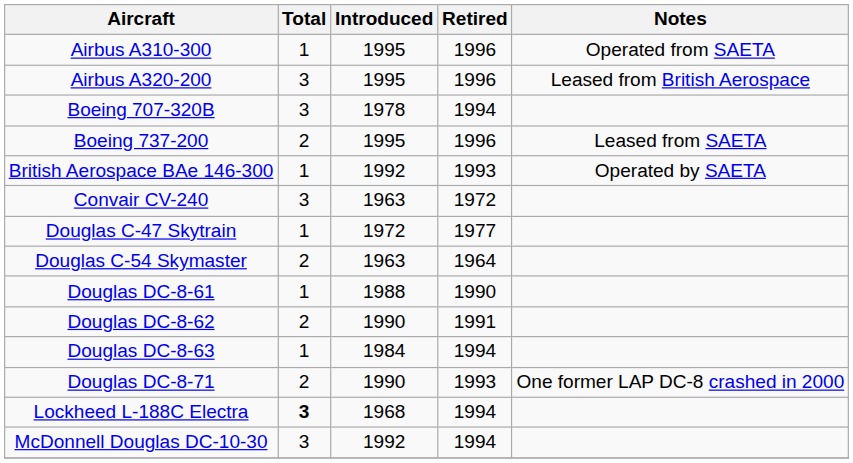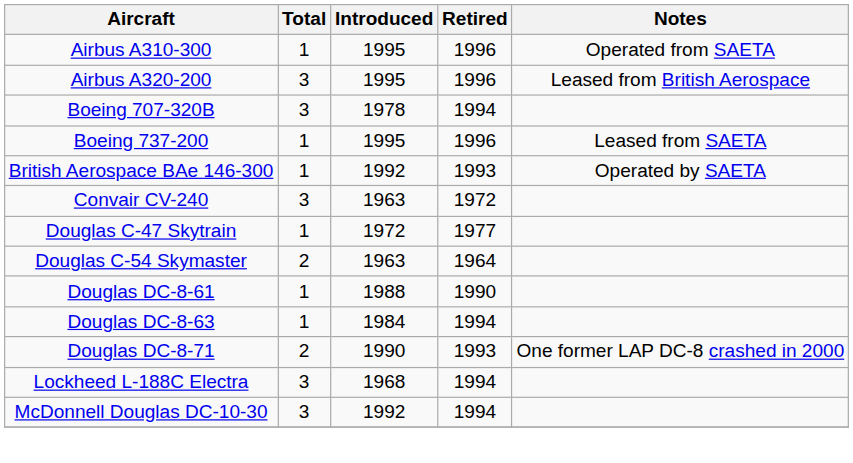(304, 140) 2 -> (304, 140) 1
- row: (141, 321)
(304, 412) bold -> (304, 381) normal
